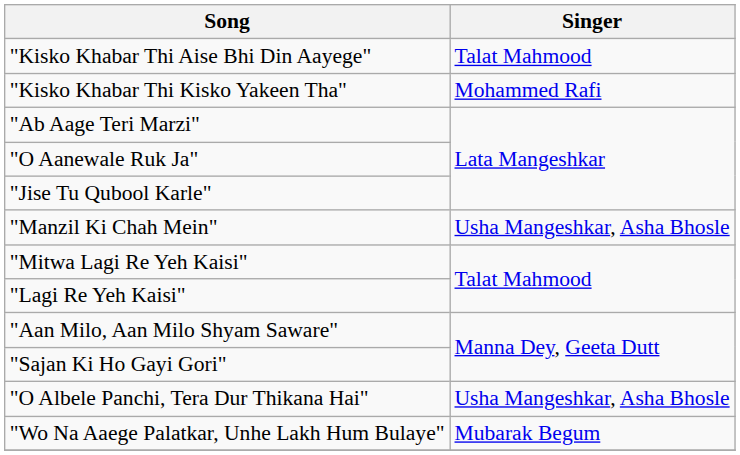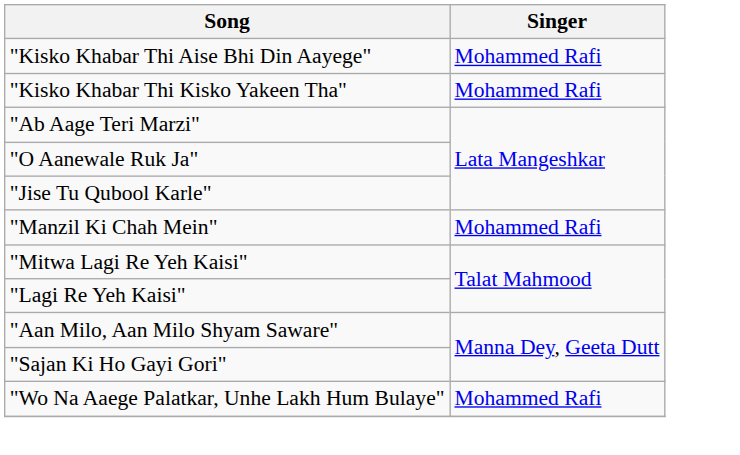(523, 55) Talat Mahmood -> (528, 55) Mohammed Rafi
(592, 227) Usha Mangeshkar, Asha Bhosle -> (528, 227) Mohammed Rafi
- row: (189, 398)
(527, 432) Mubarak Begum -> (528, 398) Mohammed Rafi
